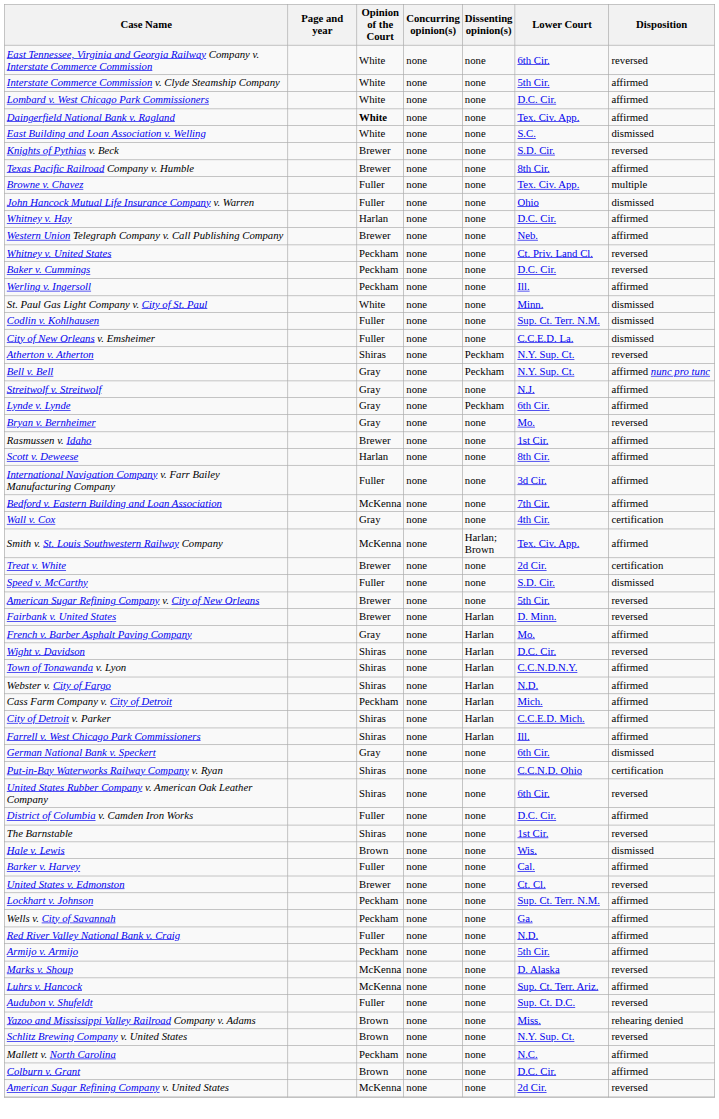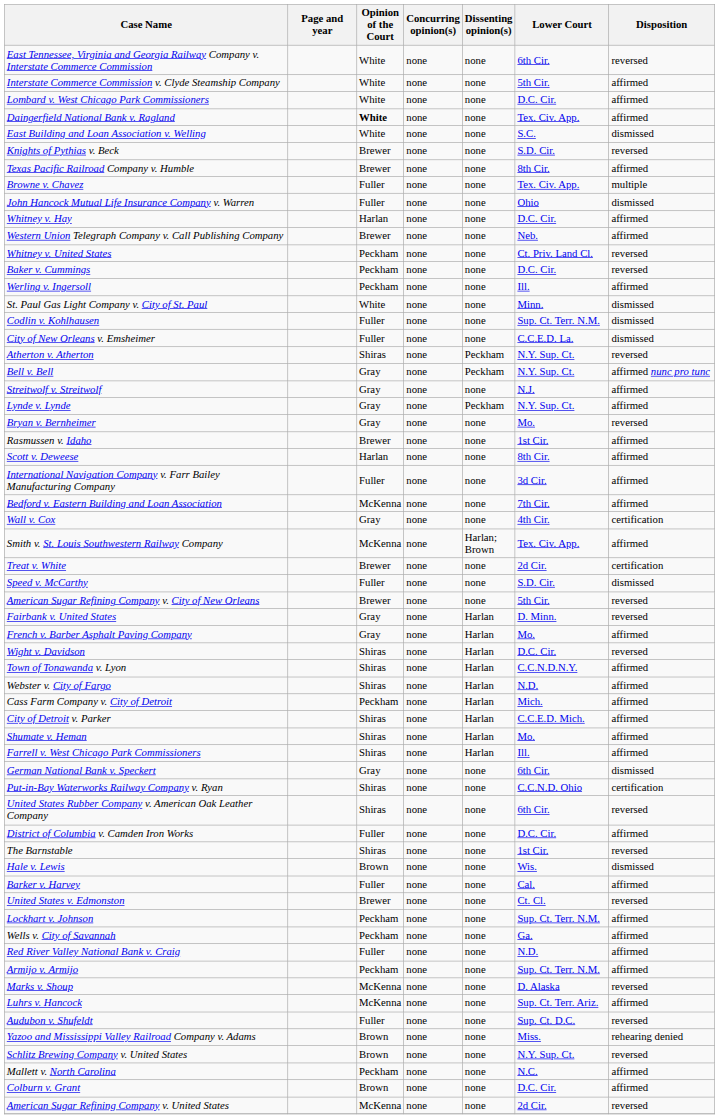(533, 406) 6th Cir. -> (546, 406) N.Y. Sup. Ct.
(375, 617) Brewer -> (370, 617) Gray
+ row: (47, 736)
(533, 952) 5th Cir. -> (559, 969) Sup. Ct. Terr. N.M.
